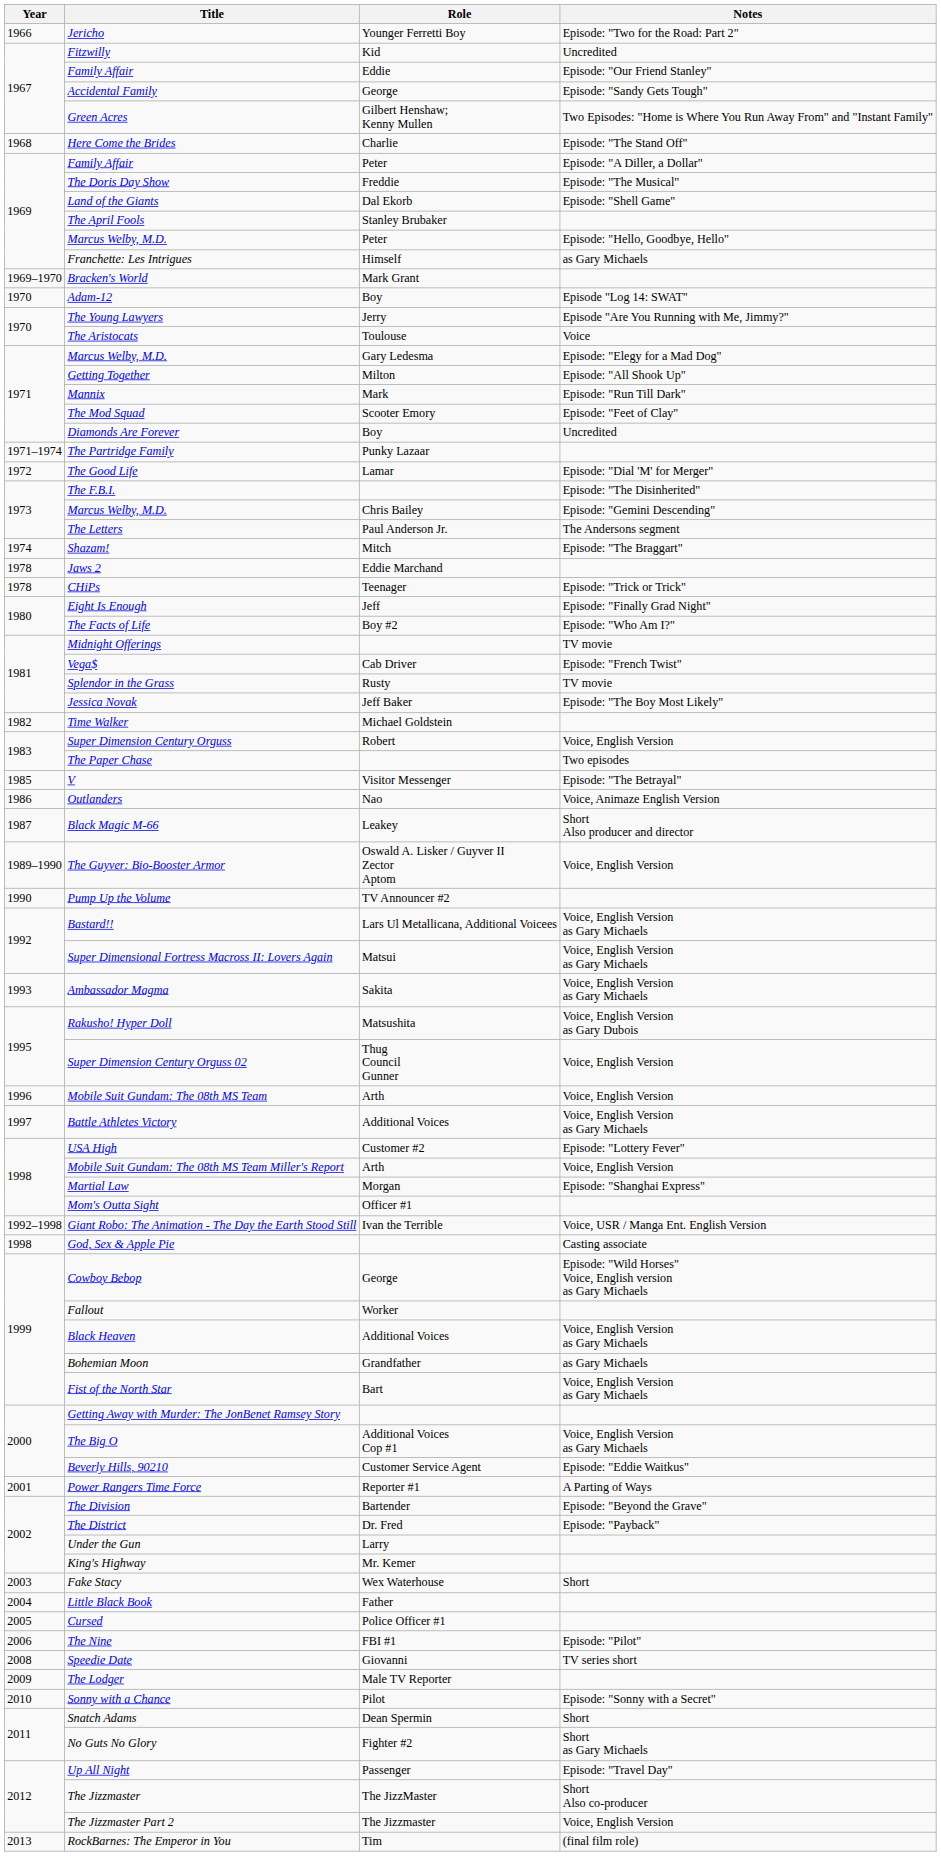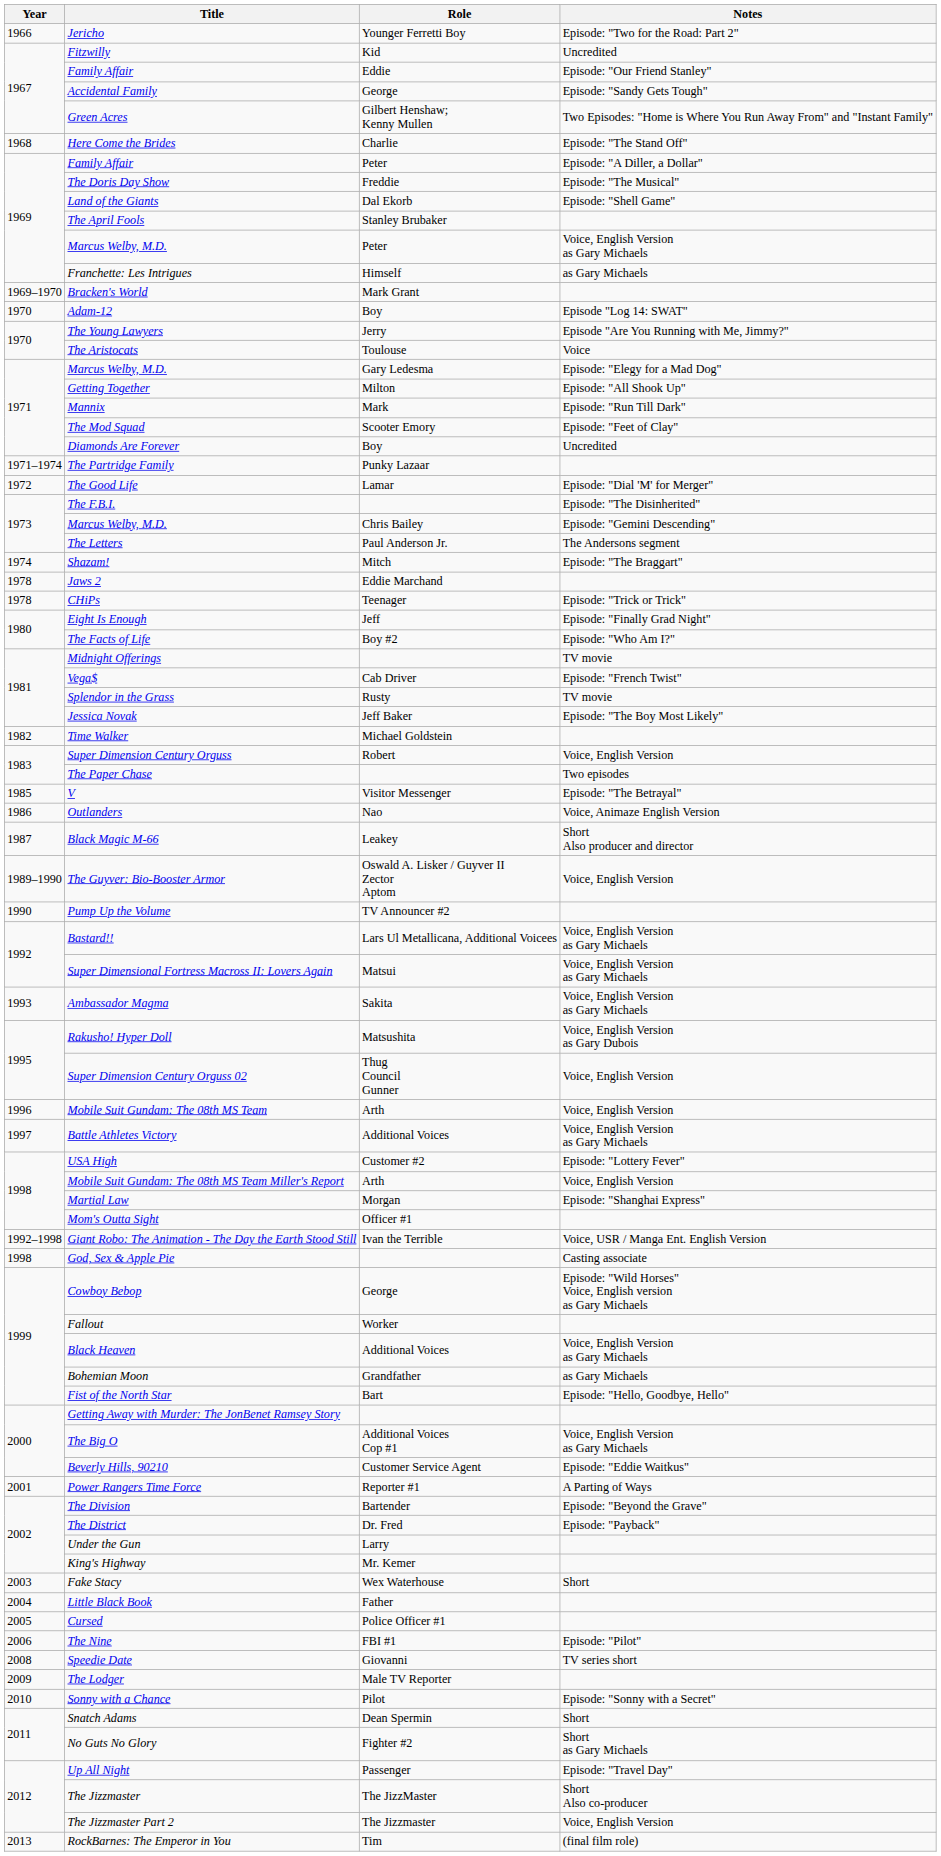(646, 239) Episode: "Hello, Goodbye, Hello" -> (618, 246) Voice, English Version as Gary Michaels
(618, 1388) Voice, English Version as Gary Michaels -> (646, 1395) Episode: "Hello, Goodbye, Hello"
